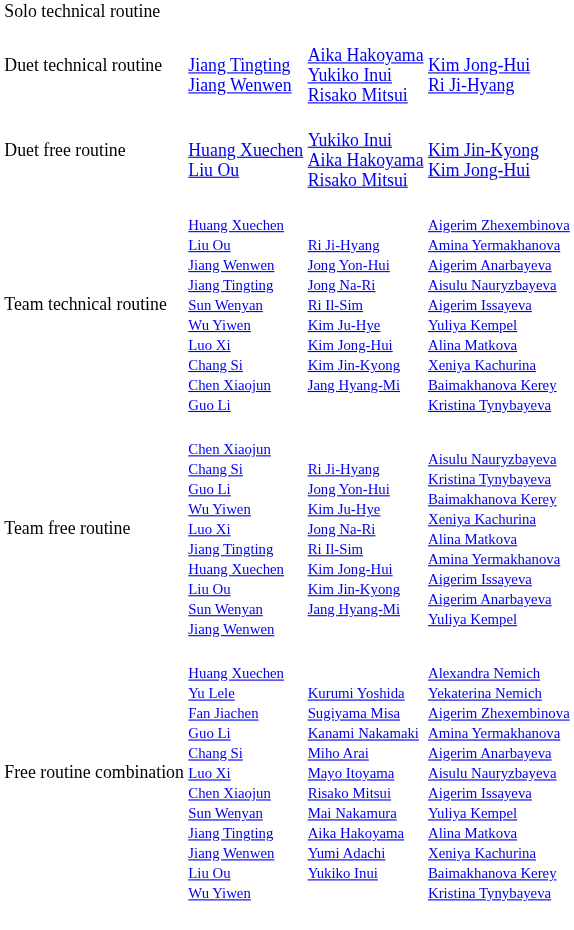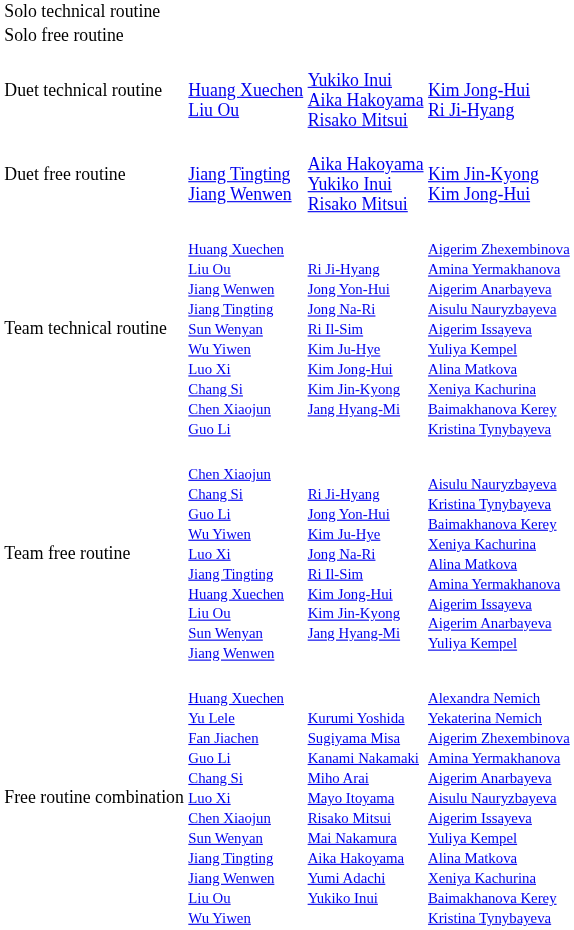+ row: (64, 35)
(240, 75) Jiang Tingting Jiang Wenwen -> (246, 100) Huang Xuechen Liu Ou
(366, 75) Aika Hakoyama Yukiko Inui Risako Mitsui -> (366, 100) Yukiko Inui Aika Hakoyama Risako Mitsui
(246, 160) Huang Xuechen Liu Ou -> (240, 184) Jiang Tingting Jiang Wenwen
(366, 160) Yukiko Inui Aika Hakoyama Risako Mitsui -> (366, 184) Aika Hakoyama Yukiko Inui Risako Mitsui
